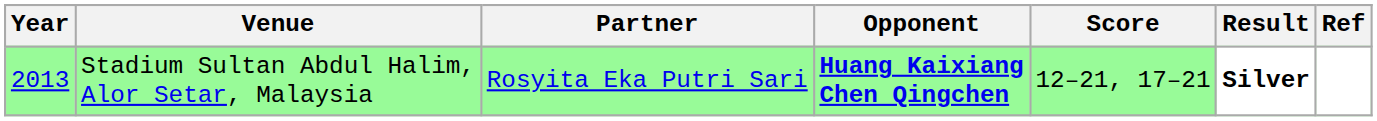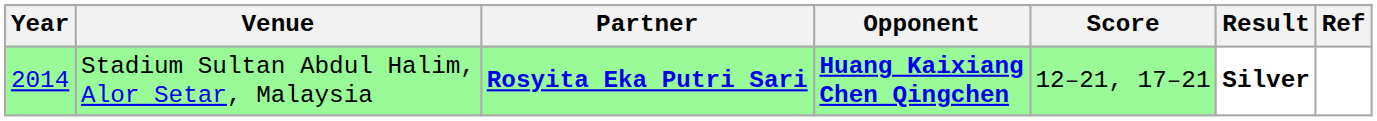(40, 81) 2013 -> (40, 81) 2014
(647, 81) normal -> (647, 81) bold
